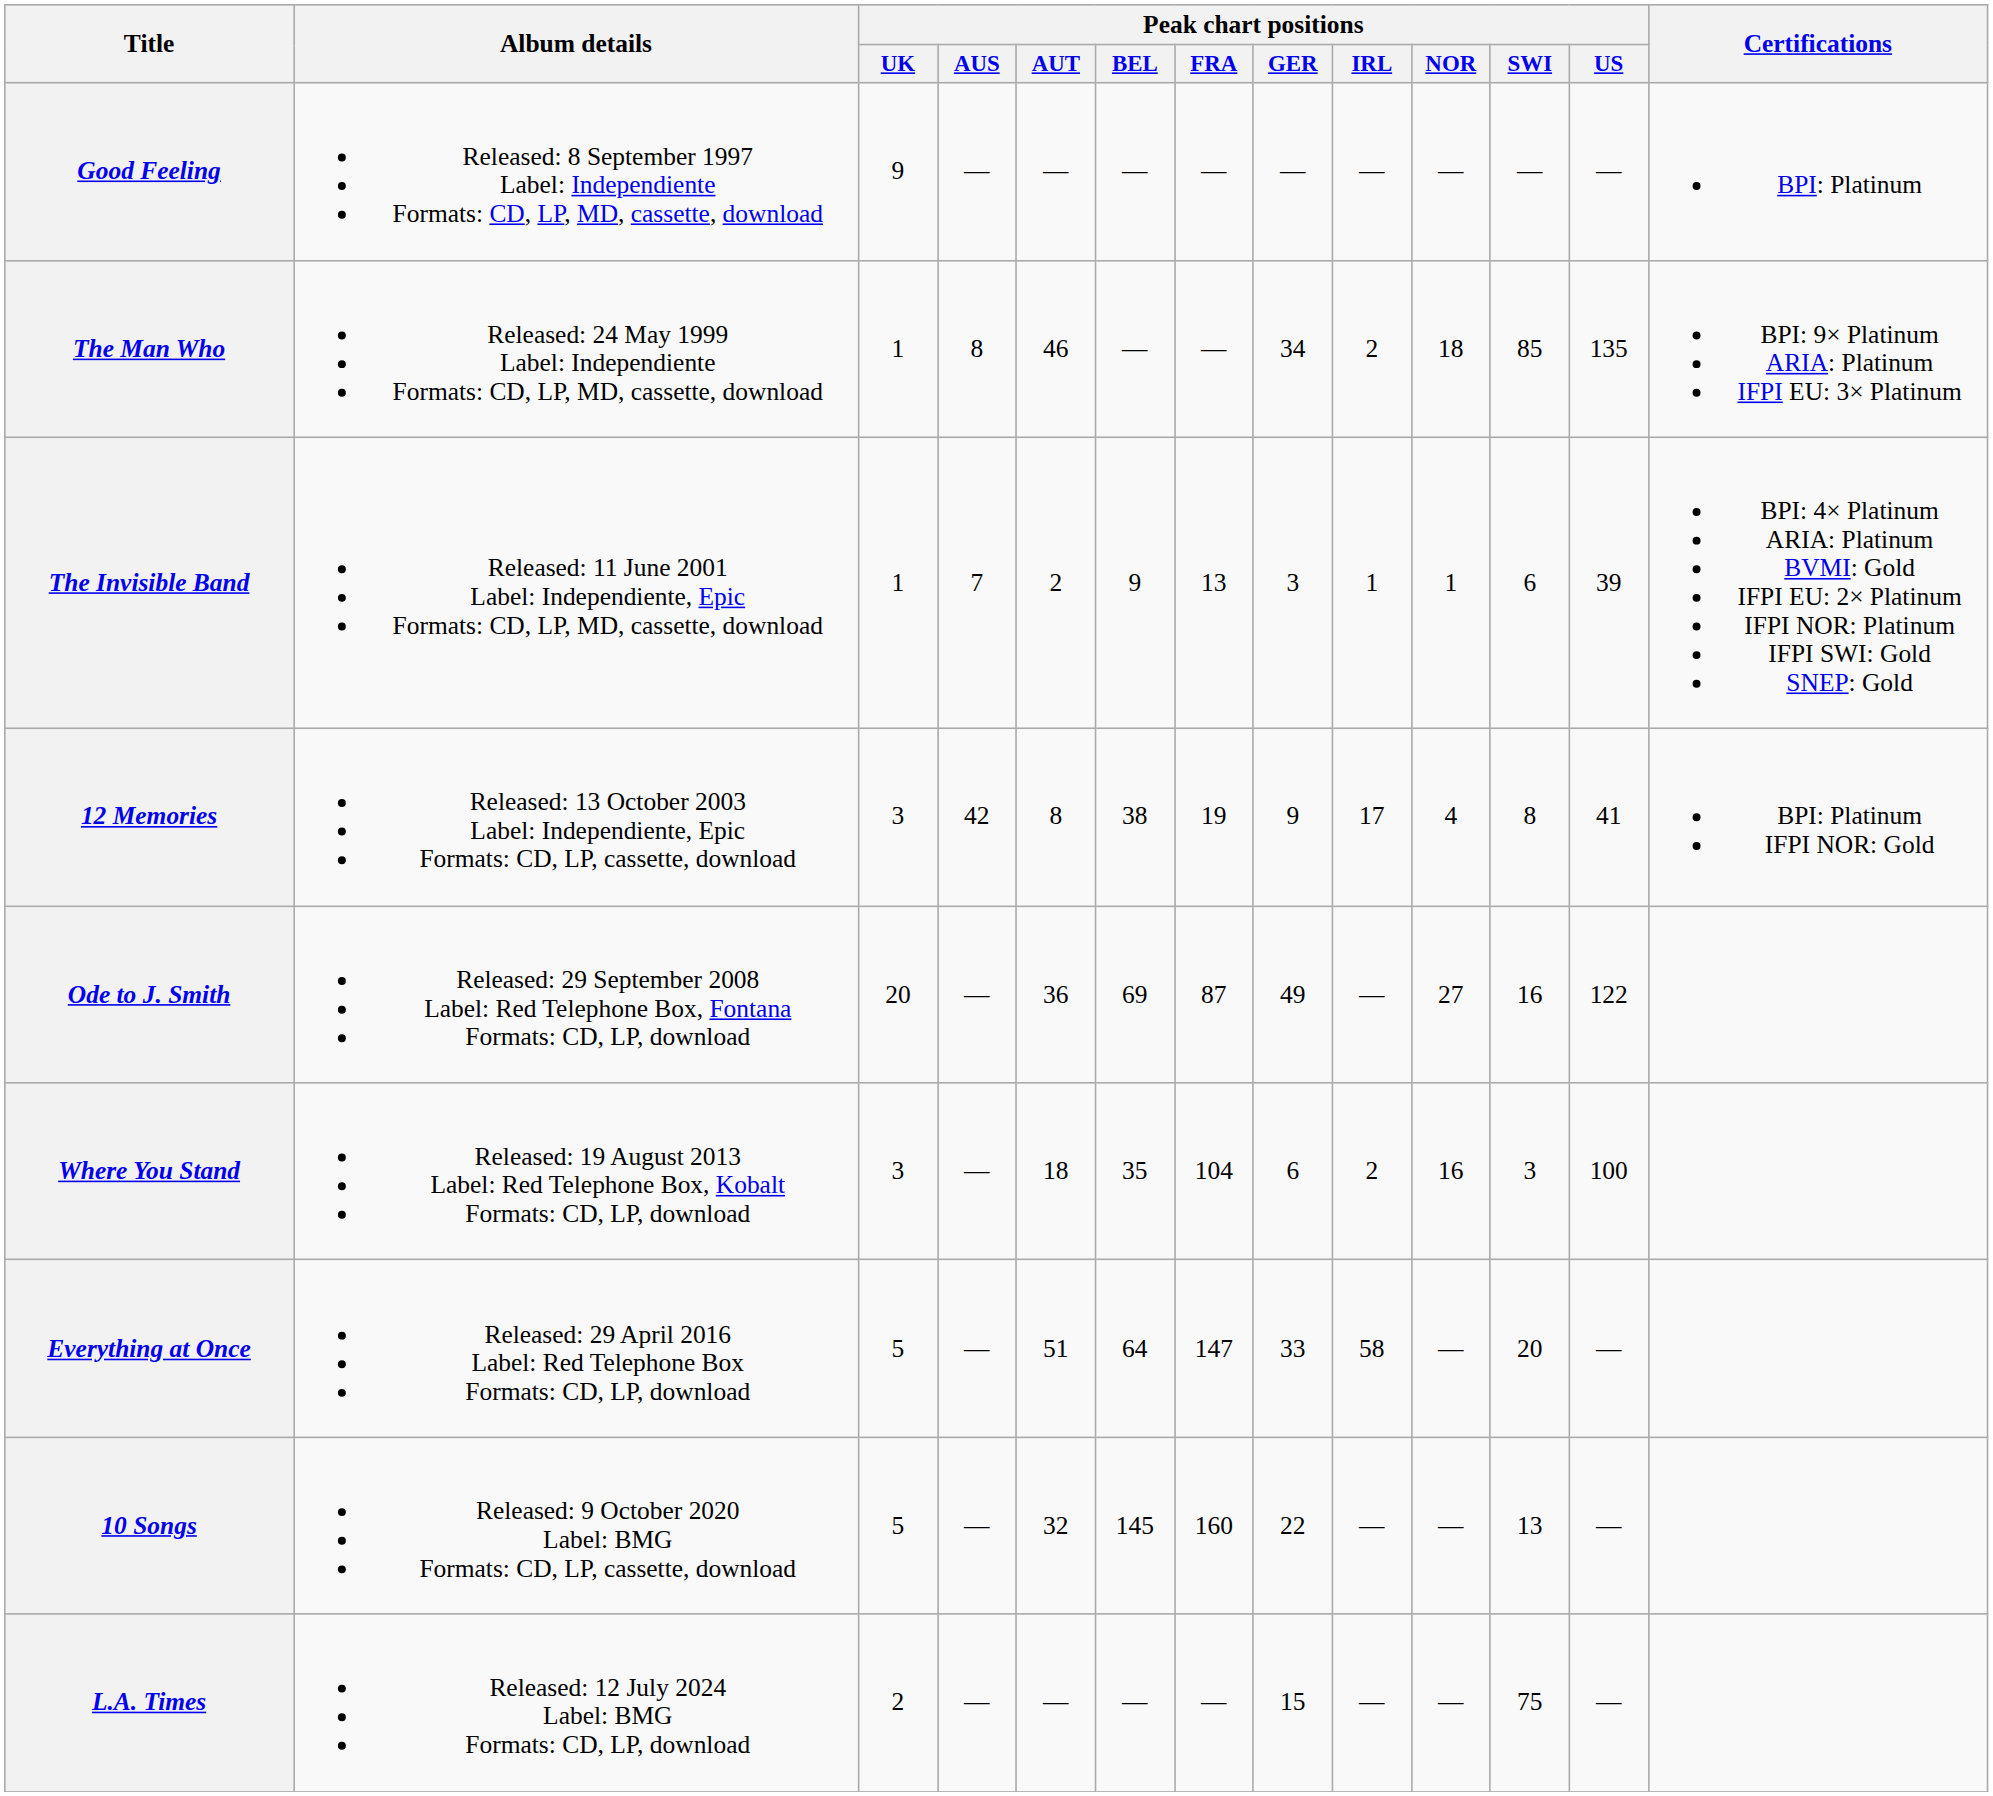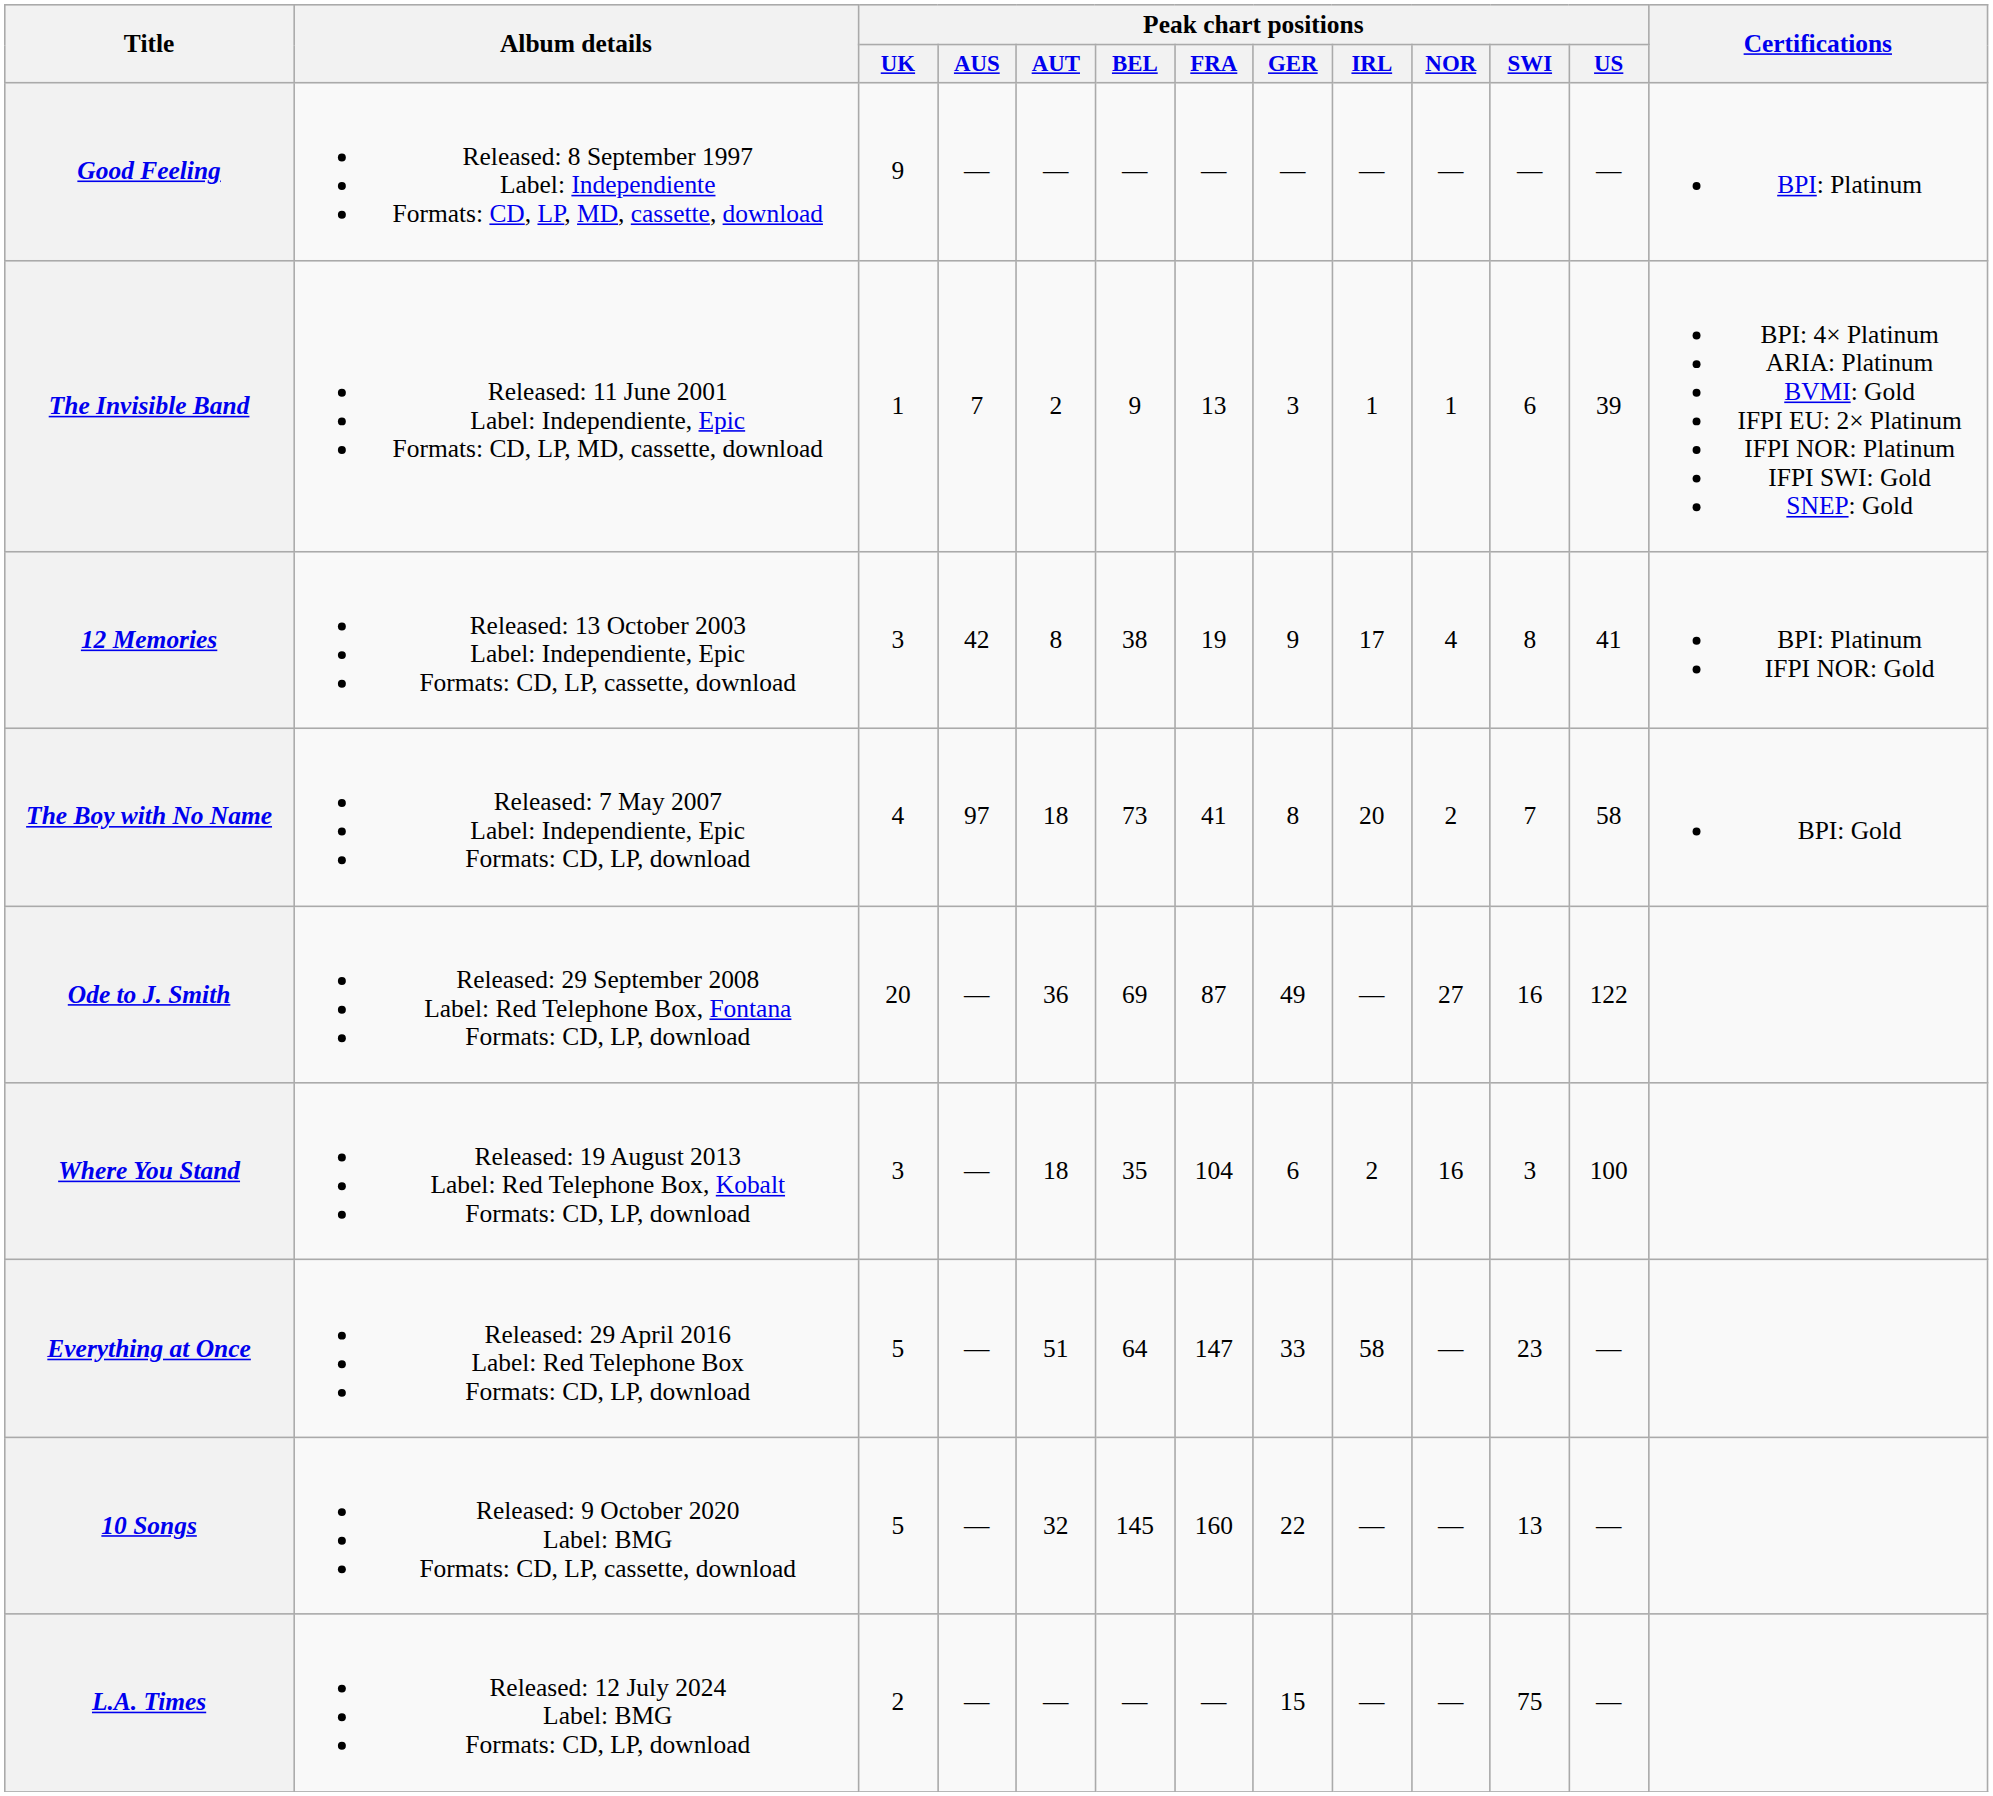- row: (149, 348)
+ row: (149, 816)
(1530, 1348) 20 -> (1530, 1348) 23
